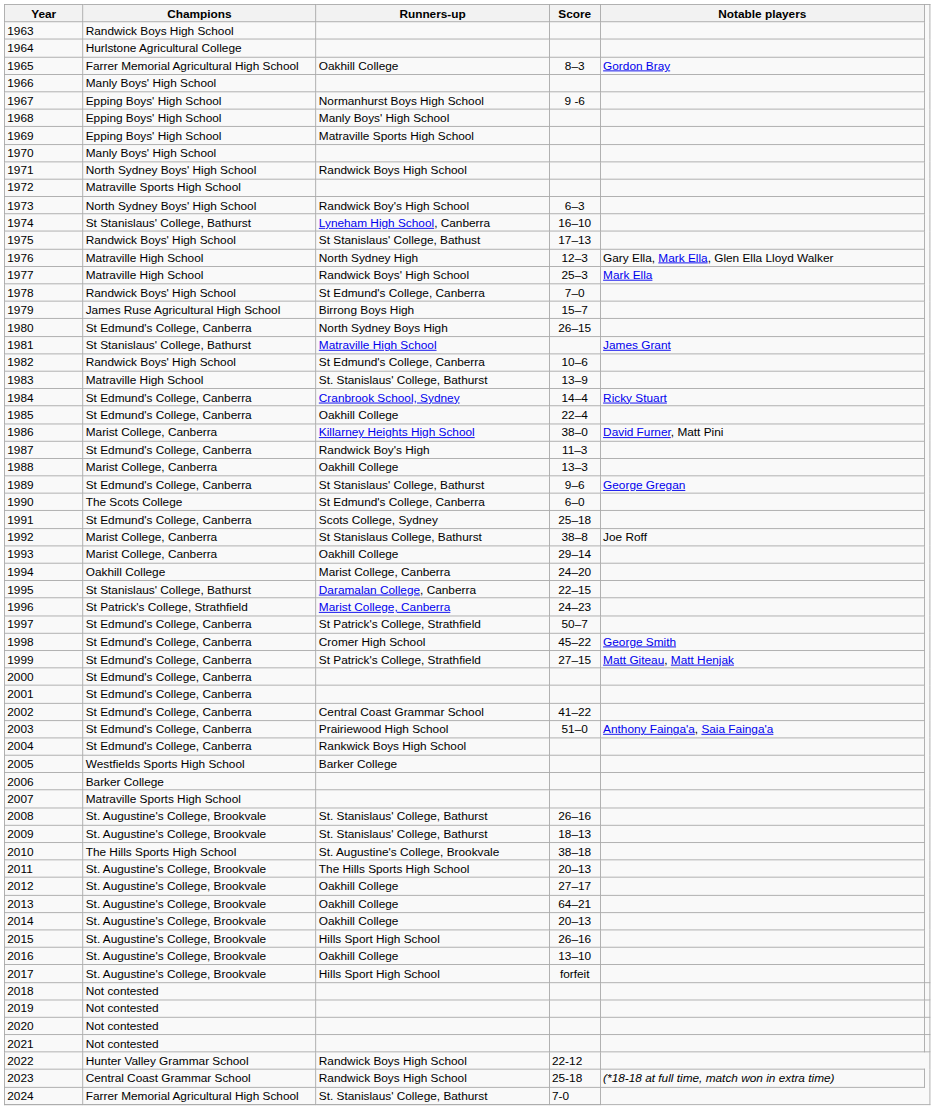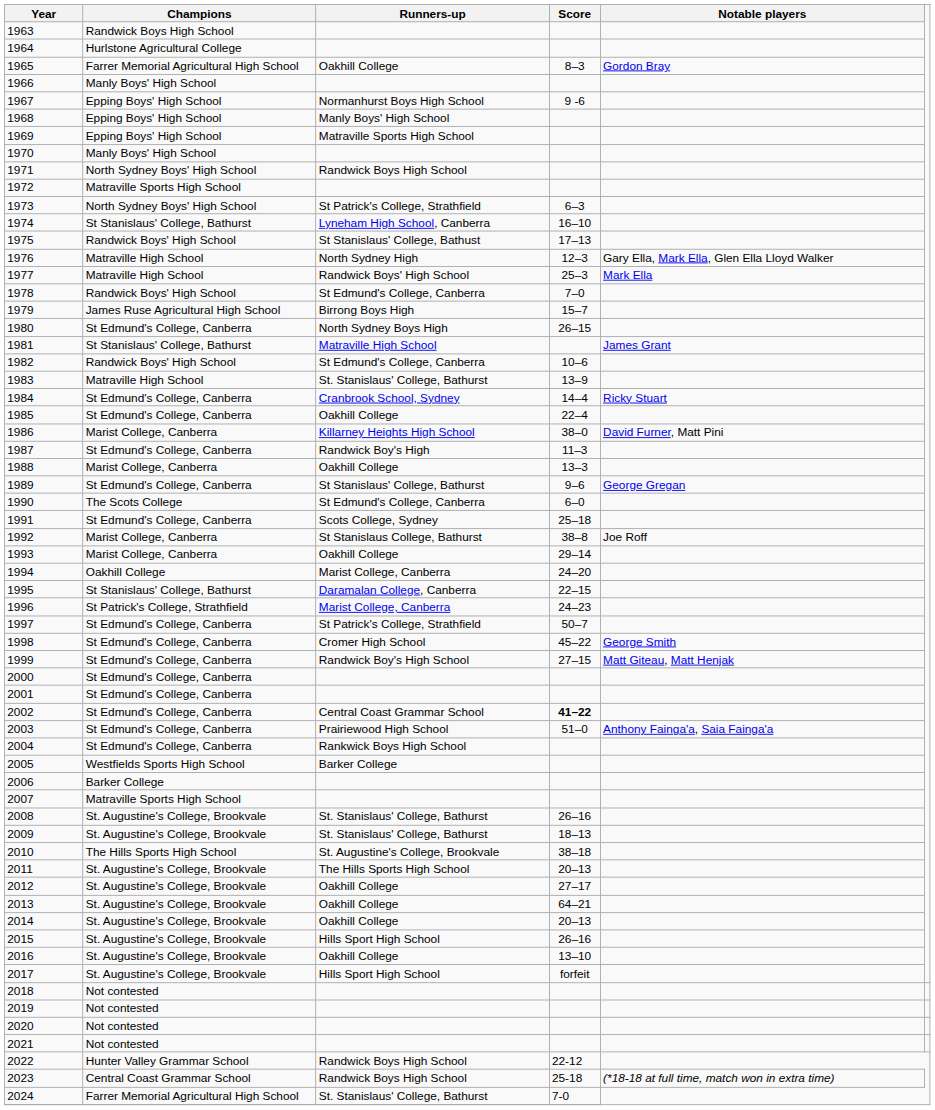(394, 205) Randwick Boy's High School -> (400, 205) St Patrick's College, Strathfield
(400, 659) St Patrick's College, Strathfield -> (394, 659) Randwick Boy's High School
(575, 712) normal -> (575, 712) bold
